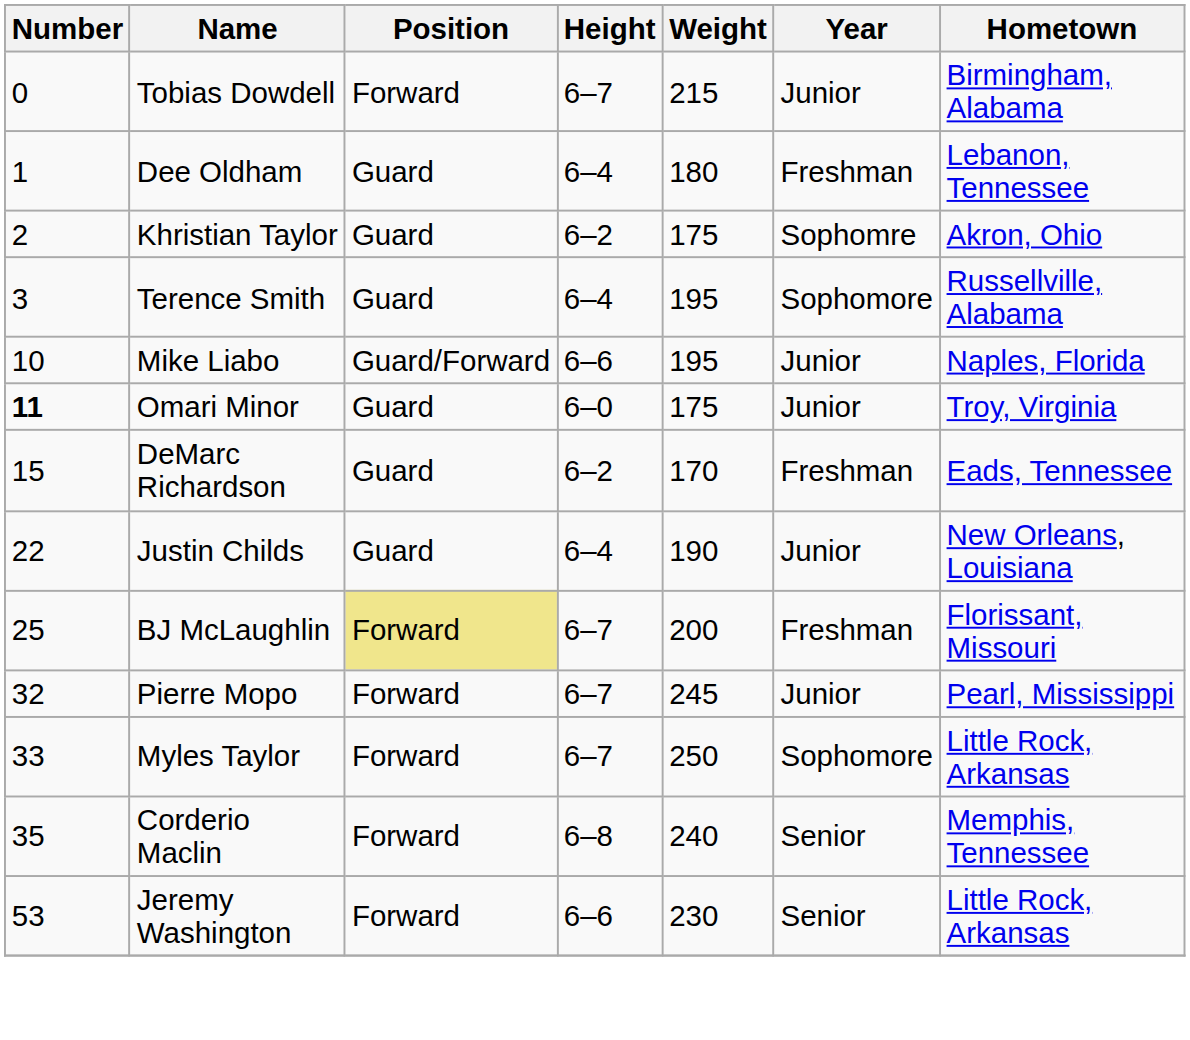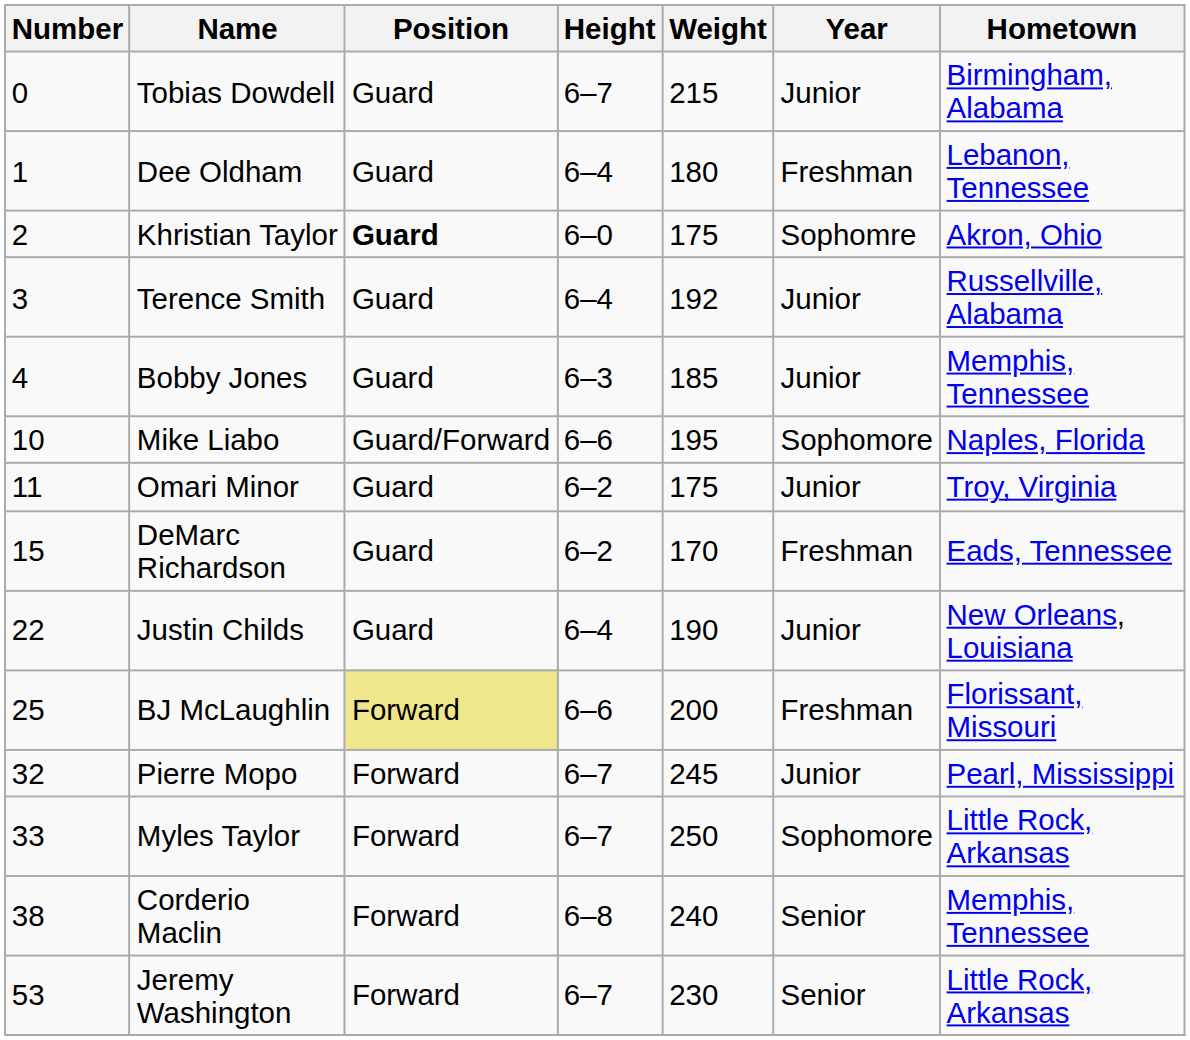(406, 92) Forward -> (393, 92) Guard
(393, 235) normal -> (395, 235) bold
(588, 235) 6–2 -> (588, 235) 6–0
(694, 298) 195 -> (694, 298) 192
(857, 298) Sophomore -> (821, 298) Junior
+ row: (222, 377)
(821, 361) Junior -> (857, 441) Sophomore
(27, 408) bold -> (27, 487) normal
(588, 408) 6–0 -> (588, 487) 6–2
(588, 630) 6–7 -> (588, 710) 6–6
(28, 836) 35 -> (28, 916) 38
(588, 916) 6–6 -> (588, 995) 6–7
